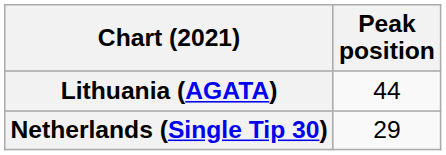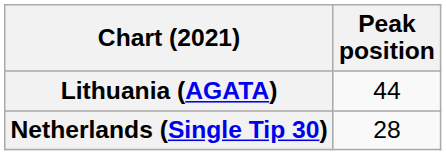(387, 129) 29 -> (387, 129) 28
